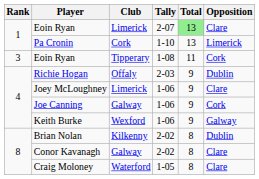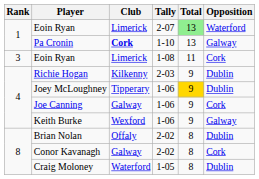(217, 27) Clare -> (226, 27) Waterford
(121, 43) normal -> (122, 43) bold
(224, 43) Limerick -> (221, 43) Galway
(130, 58) Tipperary -> (129, 58) Limerick
(124, 74) Offaly -> (129, 74) Kilkenny
(129, 89) Limerick -> (130, 89) Tipperary
(191, 89) no background -> (191, 89) gold background
(217, 89) Clare -> (220, 89) Dublin
(129, 136) Kilkenny -> (124, 136) Offaly
(217, 151) Clare -> (216, 151) Cork
(217, 167) Clare -> (220, 167) Dublin
